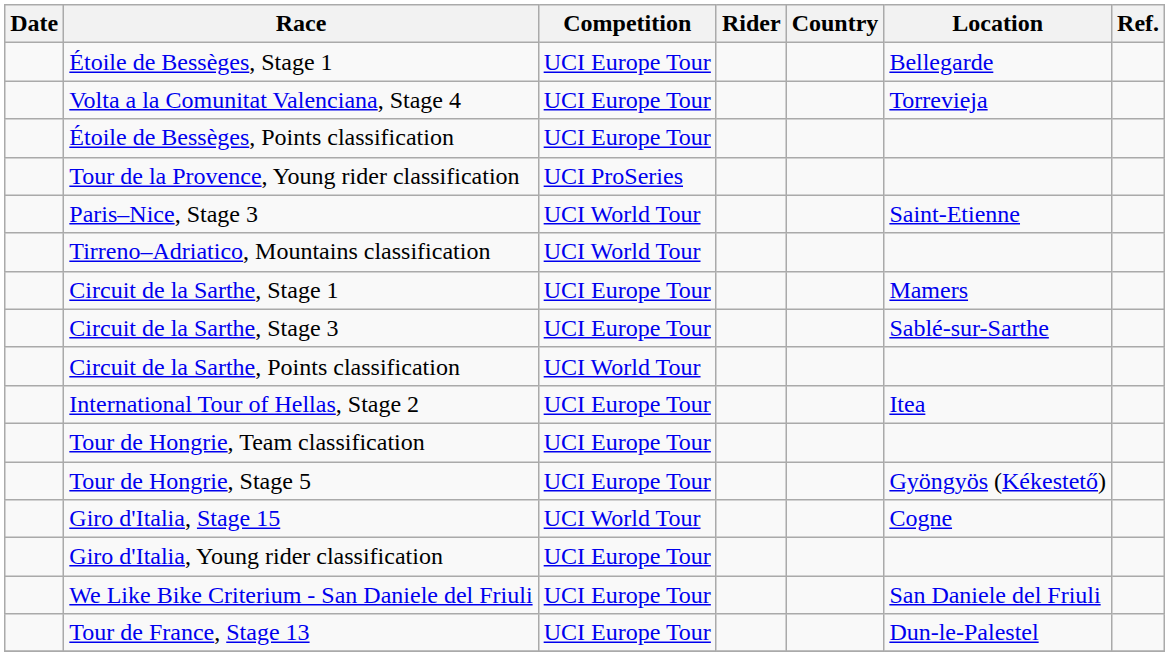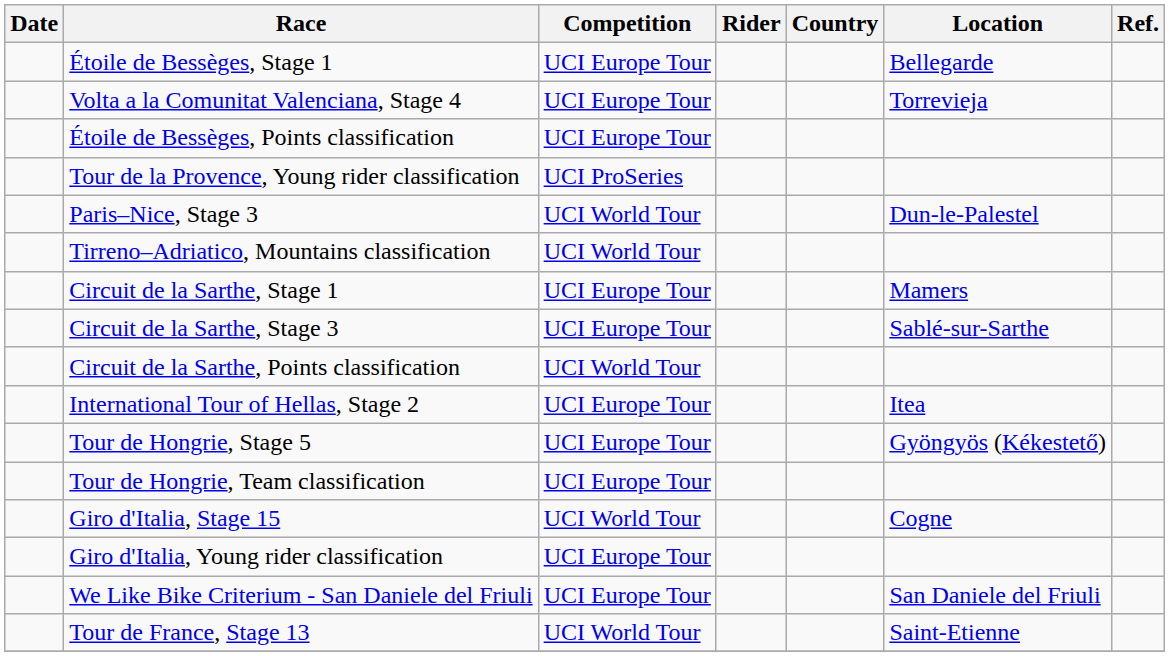(955, 213) Saint-Etienne -> (964, 213) Dun-le-Palestel
rows swapped: (190, 480) <-> (247, 442)
(627, 632) UCI Europe Tour -> (622, 632) UCI World Tour
(964, 632) Dun-le-Palestel -> (955, 632) Saint-Etienne
